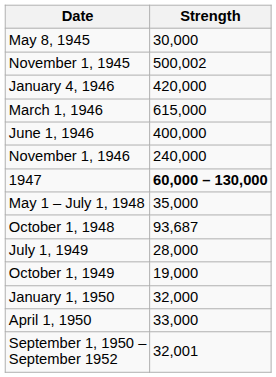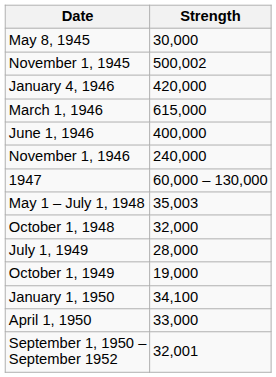(210, 180) bold -> (210, 180) normal
(176, 203) 35,000 -> (176, 203) 35,003
(176, 226) 93,687 -> (176, 226) 32,000
(176, 297) 32,000 -> (176, 297) 34,100
